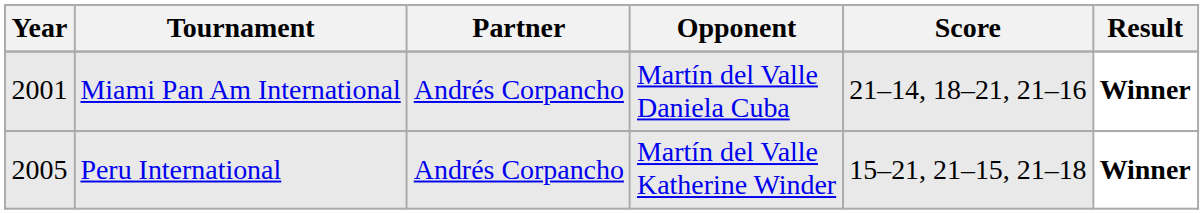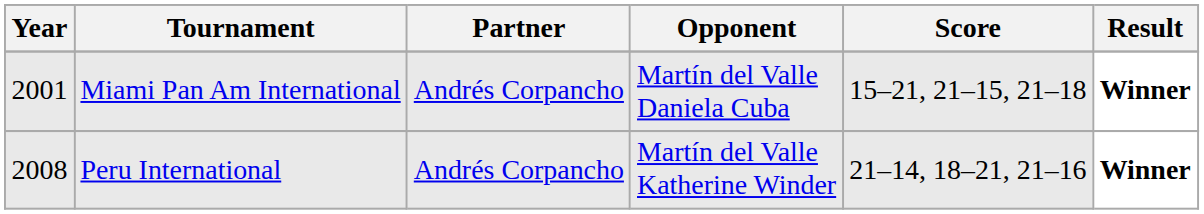(968, 90) 21–14, 18–21, 21–16 -> (968, 90) 15–21, 21–15, 21–18
(39, 169) 2005 -> (39, 169) 2008
(968, 169) 15–21, 21–15, 21–18 -> (968, 169) 21–14, 18–21, 21–16
